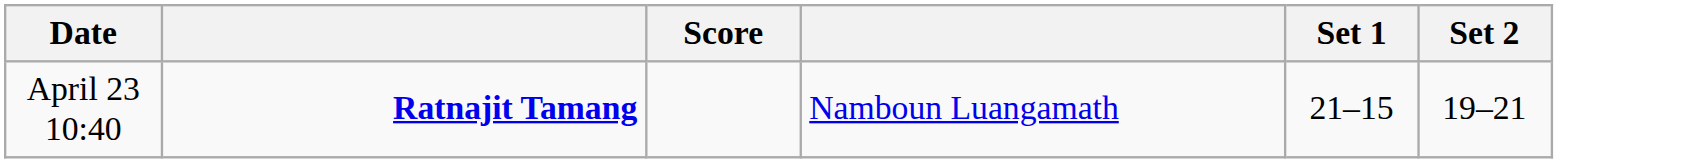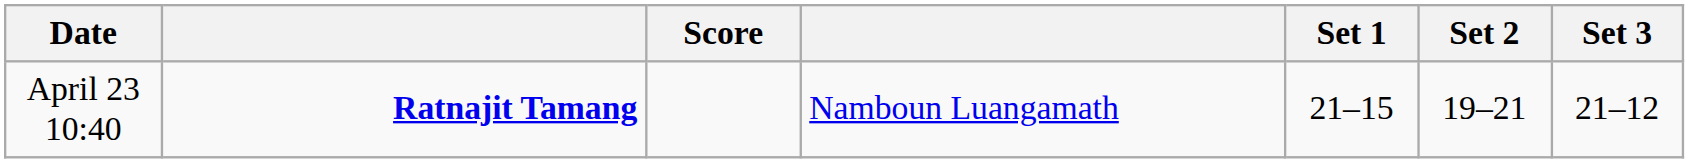+ column: (1617, 32)
